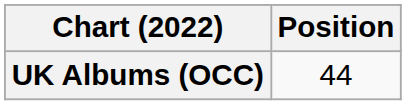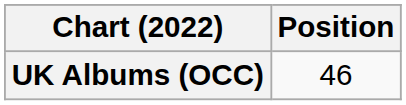(336, 74) 44 -> (336, 74) 46
